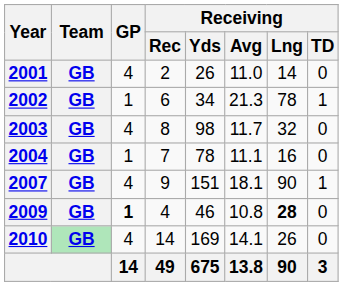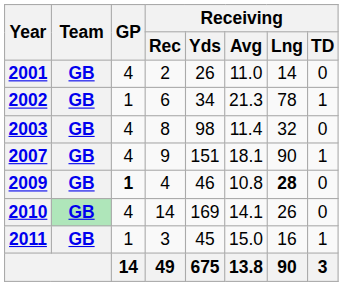(246, 128) 11.7 -> (246, 128) 11.4
- row: (28, 156)
+ row: (28, 239)
